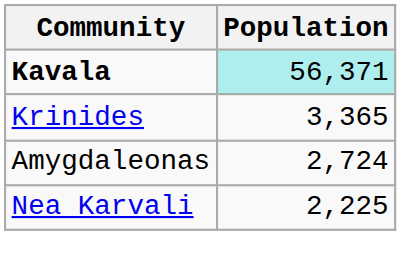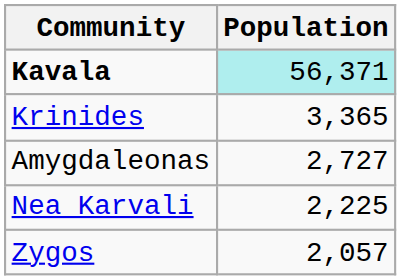(347, 162) 2,724 -> (347, 162) 2,727
+ row: (53, 252)
